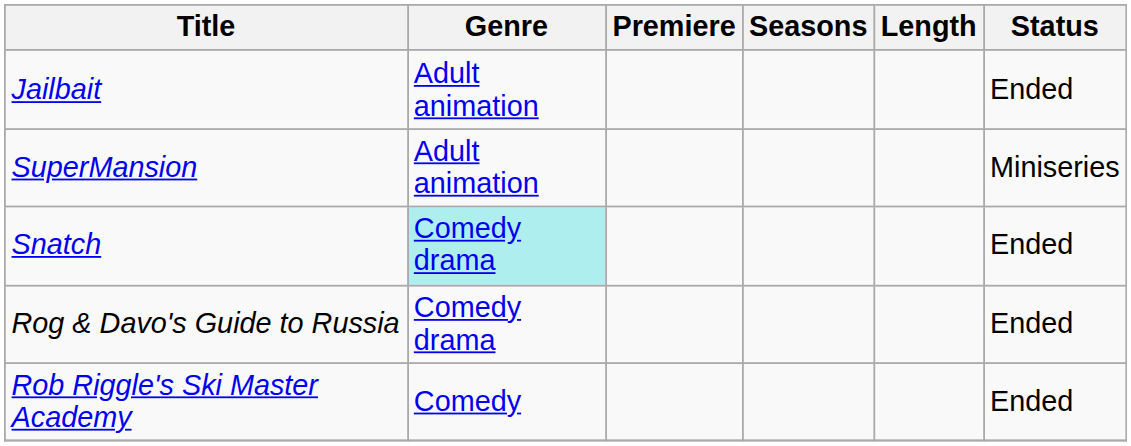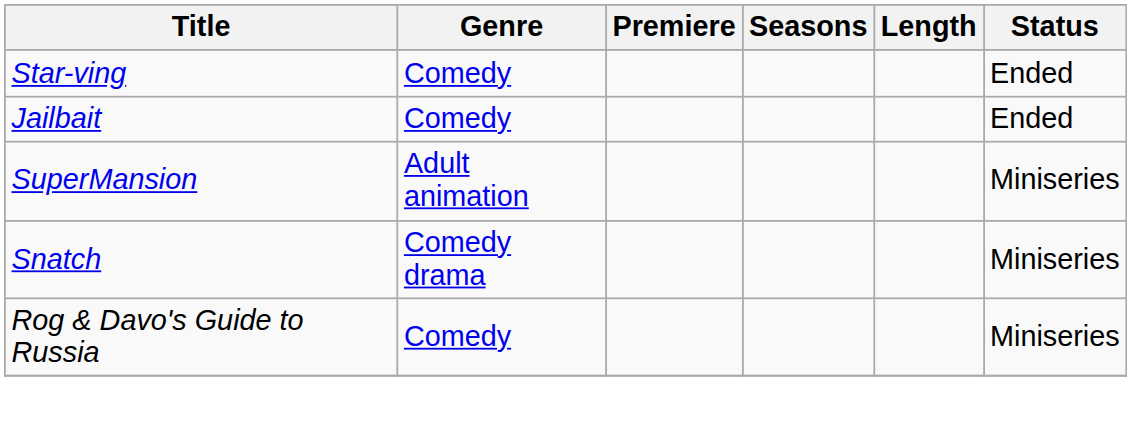+ row: (69, 73)
(476, 89) Adult animation -> (458, 118) Comedy
(467, 245) paleturquoise background -> (458, 258) no background
(1032, 245) Ended -> (1055, 258) Miniseries
(467, 323) Comedy drama -> (458, 336) Comedy
(1032, 323) Ended -> (1055, 336) Miniseries
- row: (165, 401)
